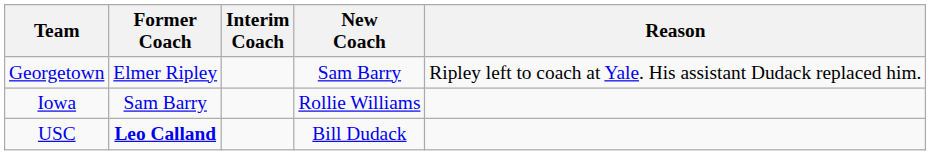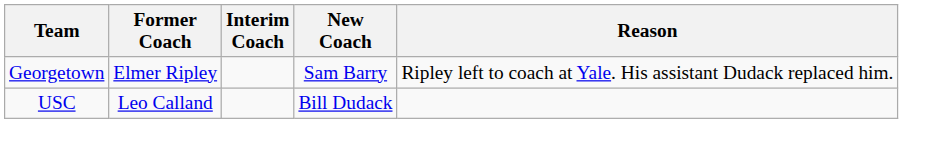- row: (57, 103)
(165, 133) bold -> (165, 103) normal
